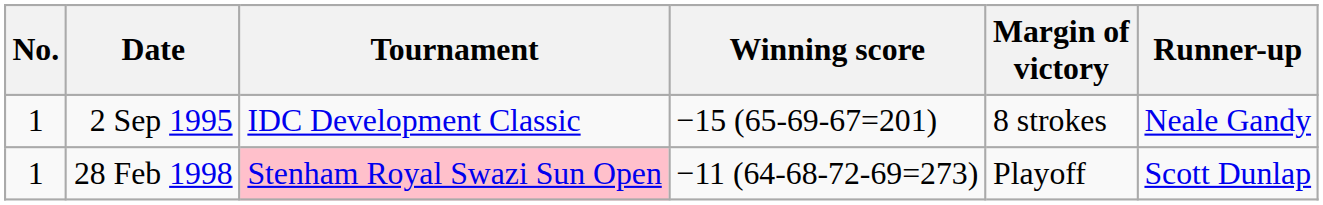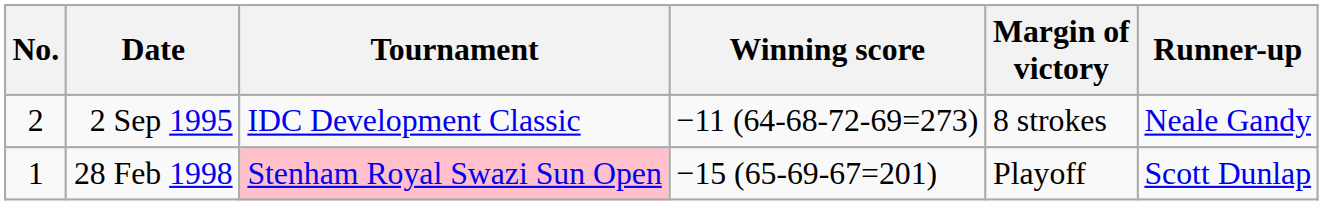(36, 120) 1 -> (36, 120) 2
(807, 120) −15 (65-69-67=201) -> (827, 120) −11 (64-68-72-69=273)
(827, 173) −11 (64-68-72-69=273) -> (807, 173) −15 (65-69-67=201)
